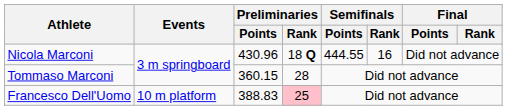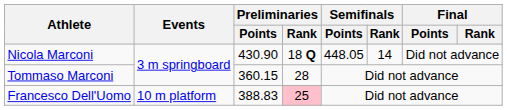(258, 55) 430.96 -> (258, 55) 430.90
(344, 55) 444.55 -> (344, 55) 448.05
(385, 55) 16 -> (385, 55) 14
